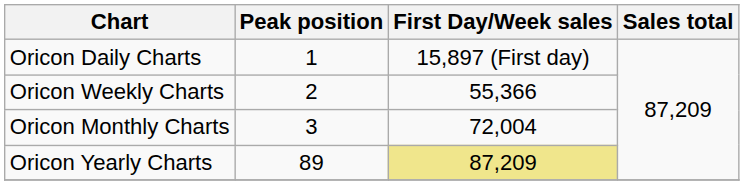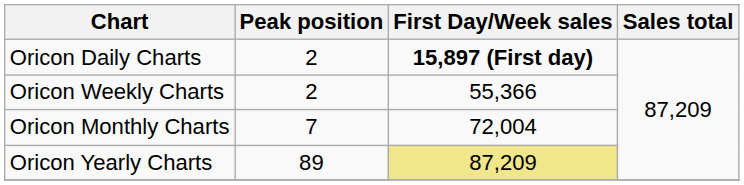(311, 57) 1 -> (311, 57) 2
(503, 57) normal -> (503, 57) bold
(311, 127) 3 -> (311, 127) 7
